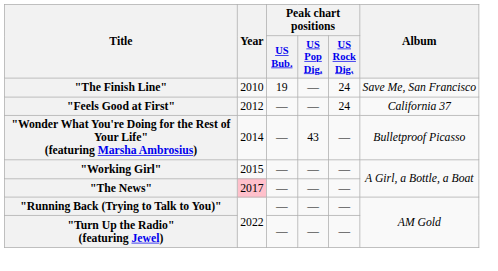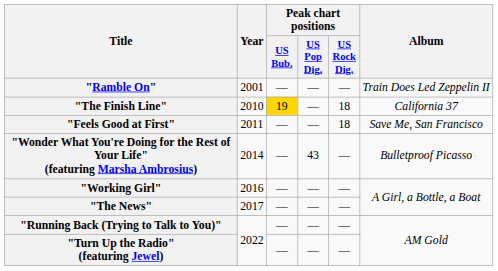+ row: (121, 87)
(282, 87) no background -> (282, 106) gold background
(344, 87) 24 -> (344, 106) 18
(419, 87) Save Me, San Francisco -> (426, 106) California 37
(252, 106) 2012 -> (252, 124) 2011
(344, 106) 24 -> (344, 124) 18
(419, 106) California 37 -> (426, 124) Save Me, San Francisco
(252, 169) 2015 -> (252, 187) 2016
(252, 187) pink background -> (252, 206) no background
